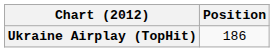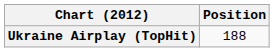(235, 37) 186 -> (235, 37) 188
